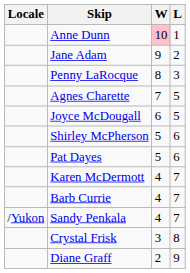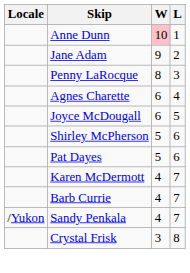(158, 95) 7 -> (158, 95) 6
(177, 95) 5 -> (177, 95) 4
- row: (81, 258)
